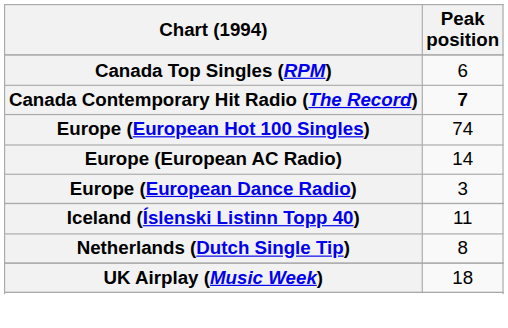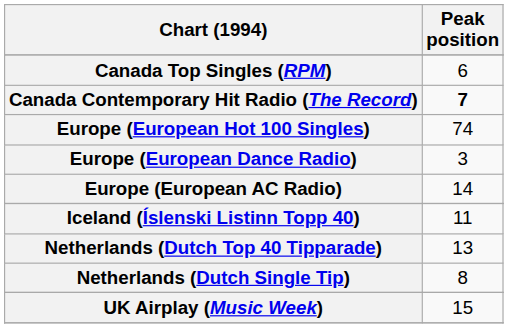rows swapped: (213, 159) <-> (213, 188)
+ row: (213, 248)
(463, 277) 18 -> (463, 307) 15
